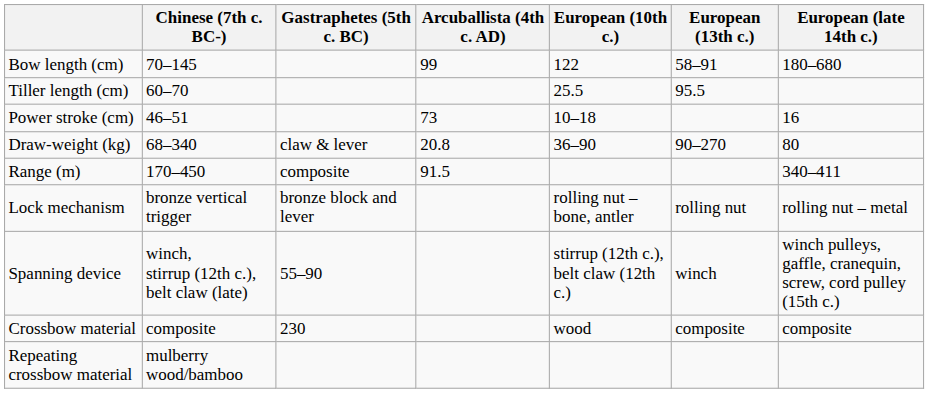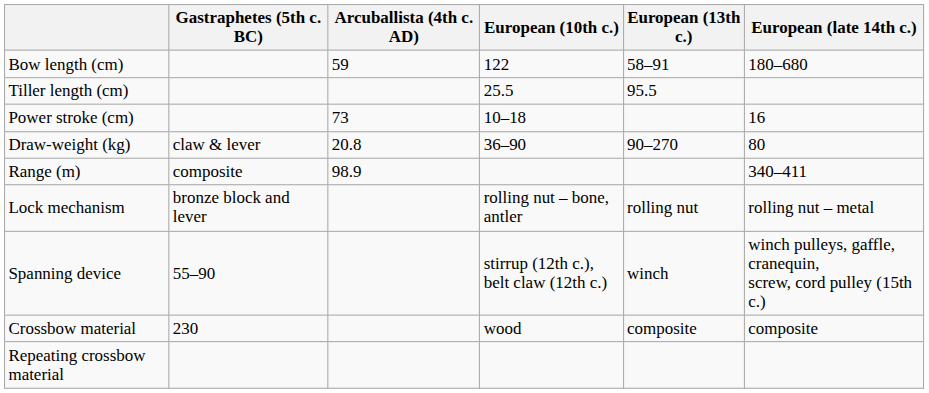- column: (209, 27)
(429, 63) 99 -> (340, 63) 59
(435, 171) 91.5 -> (347, 171) 98.9
